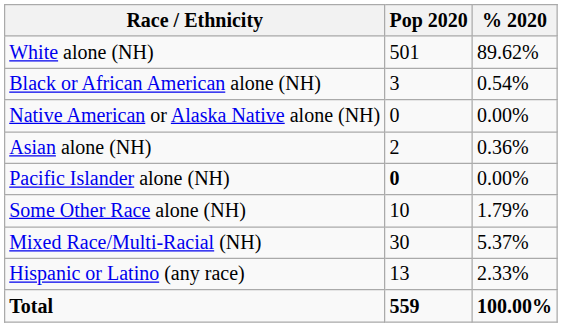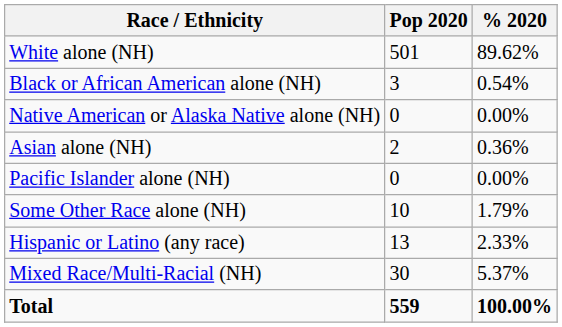(394, 178) bold -> (394, 178) normal
rows swapped: (135, 242) <-> (127, 274)
